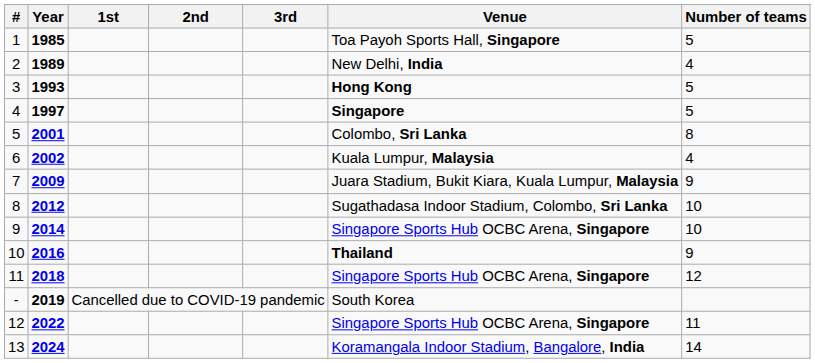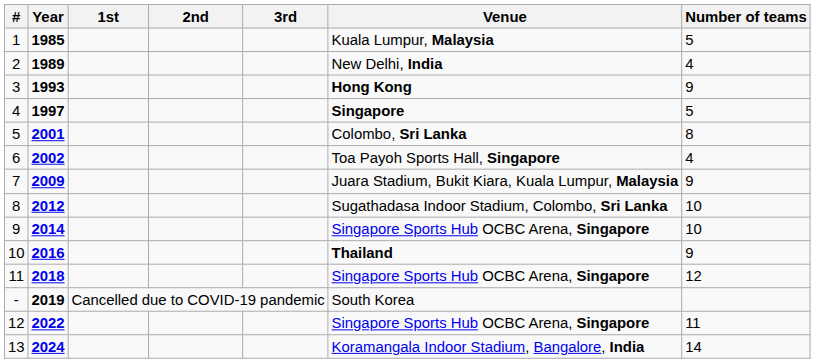(446, 40) Toa Payoh Sports Hall, Singapore -> (413, 40) Kuala Lumpur, Malaysia
(689, 87) 5 -> (689, 87) 9
(413, 158) Kuala Lumpur, Malaysia -> (446, 158) Toa Payoh Sports Hall, Singapore
